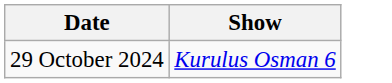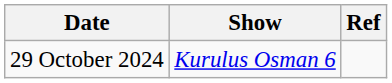+ column: (363, 22)
